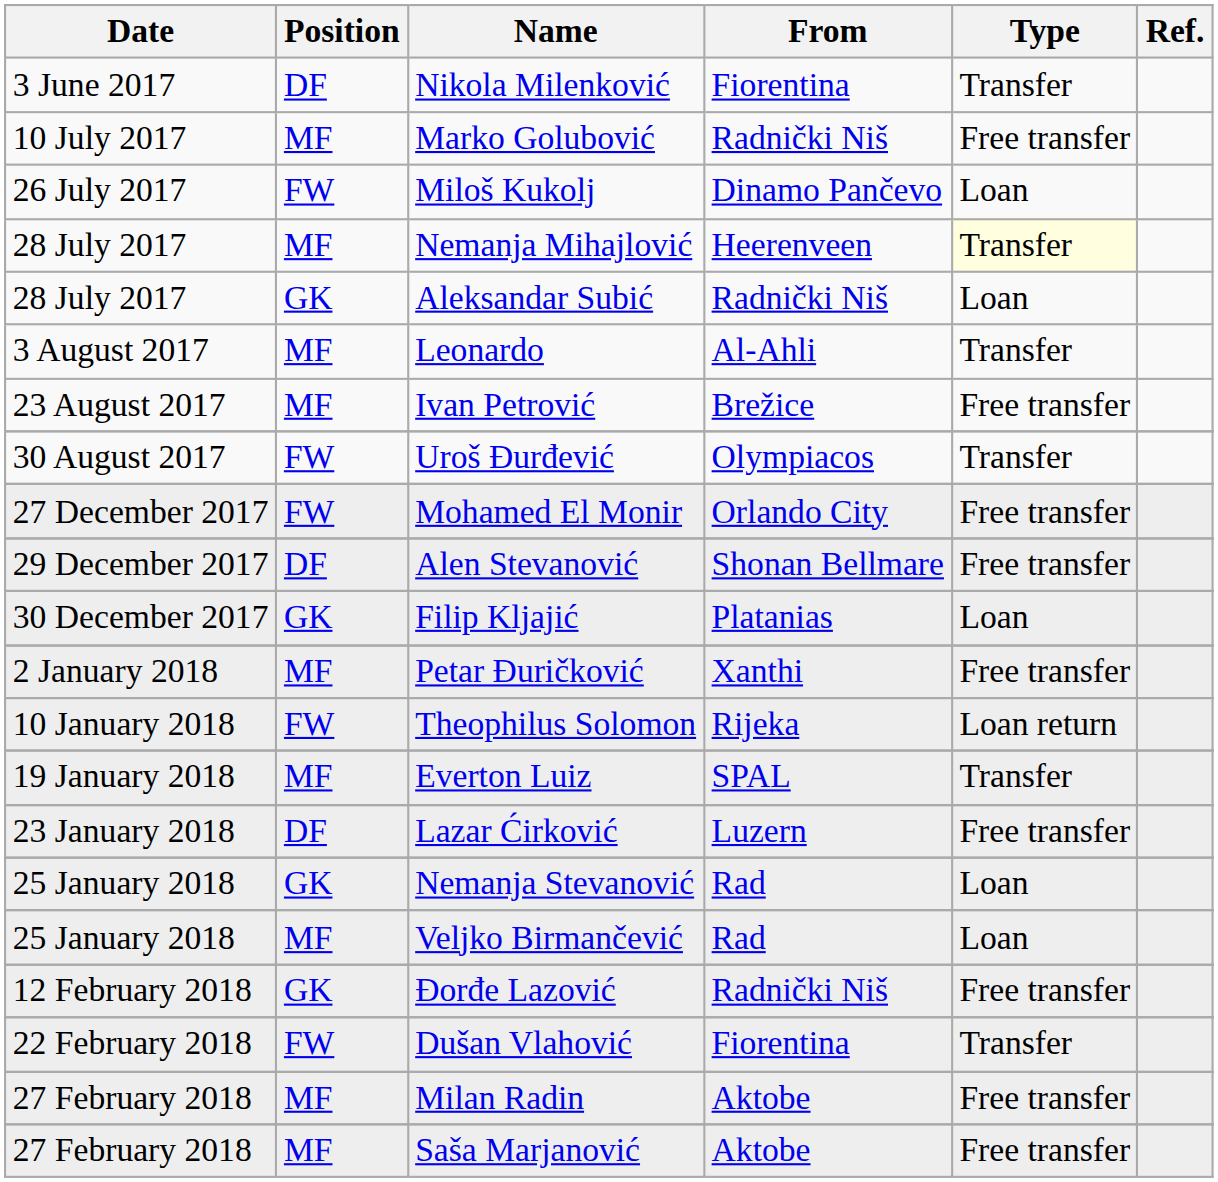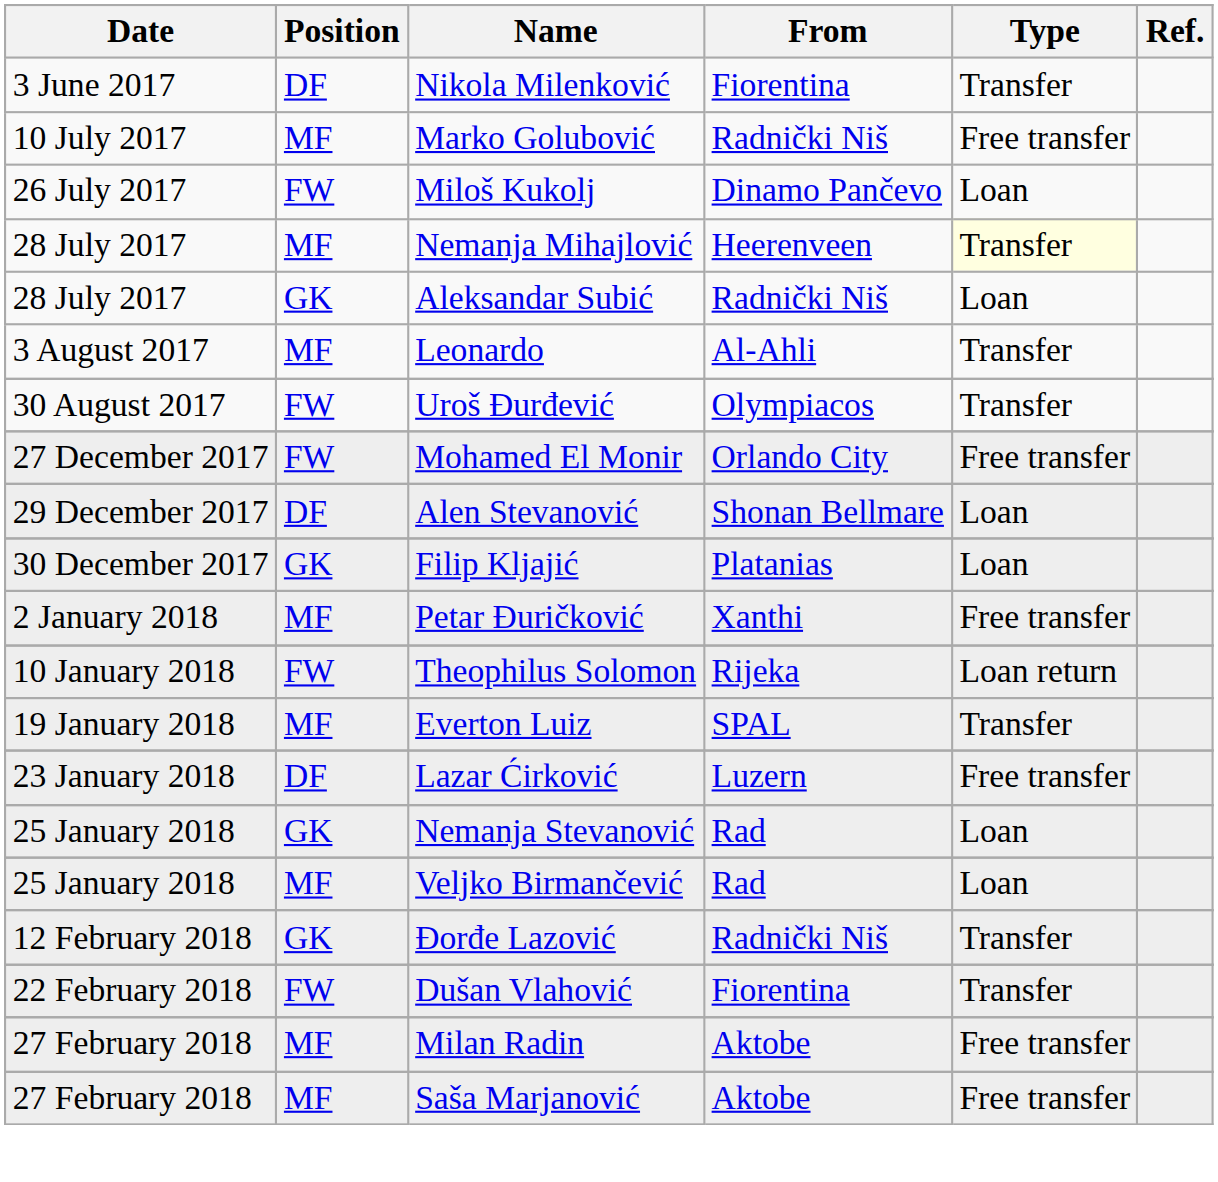- row: (505, 404)
(1045, 564) Free transfer -> (994, 510) Loan
(1045, 990) Free transfer -> (1016, 937) Transfer
